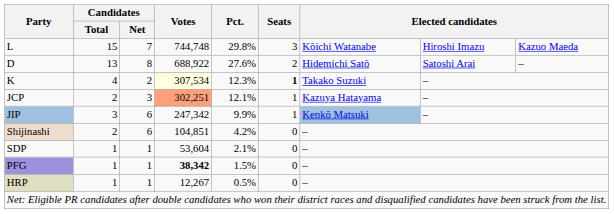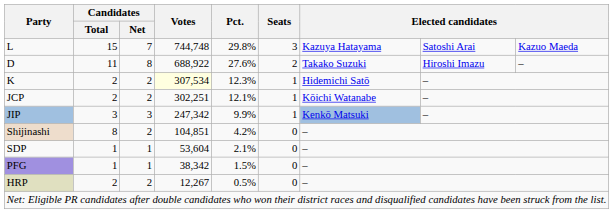(339, 47) Kōichi Watanabe -> (342, 47) Kazuya Hatayama
(453, 47) Hiroshi Imazu -> (449, 47) Satoshi Arai
(112, 64) 13 -> (112, 64) 11
(336, 64) Hidemichi Satō -> (334, 64) Takako Suzuki
(449, 64) Satoshi Arai -> (453, 64) Hiroshi Imazu
(115, 81) 4 -> (115, 81) 2
(295, 81) bold -> (295, 81) normal
(334, 81) Takako Suzuki -> (336, 81) Hidemichi Satō
(149, 98) 3 -> (149, 98) 2
(192, 98) lightsalmon background -> (192, 98) no background
(342, 98) Kazuya Hatayama -> (339, 98) Kōichi Watanabe
(149, 115) 6 -> (149, 115) 3
(115, 132) 2 -> (115, 132) 8
(149, 132) 6 -> (149, 132) 2
(194, 166) bold -> (194, 166) normal
(115, 183) 1 -> (115, 183) 2
(149, 183) 1 -> (149, 183) 2
